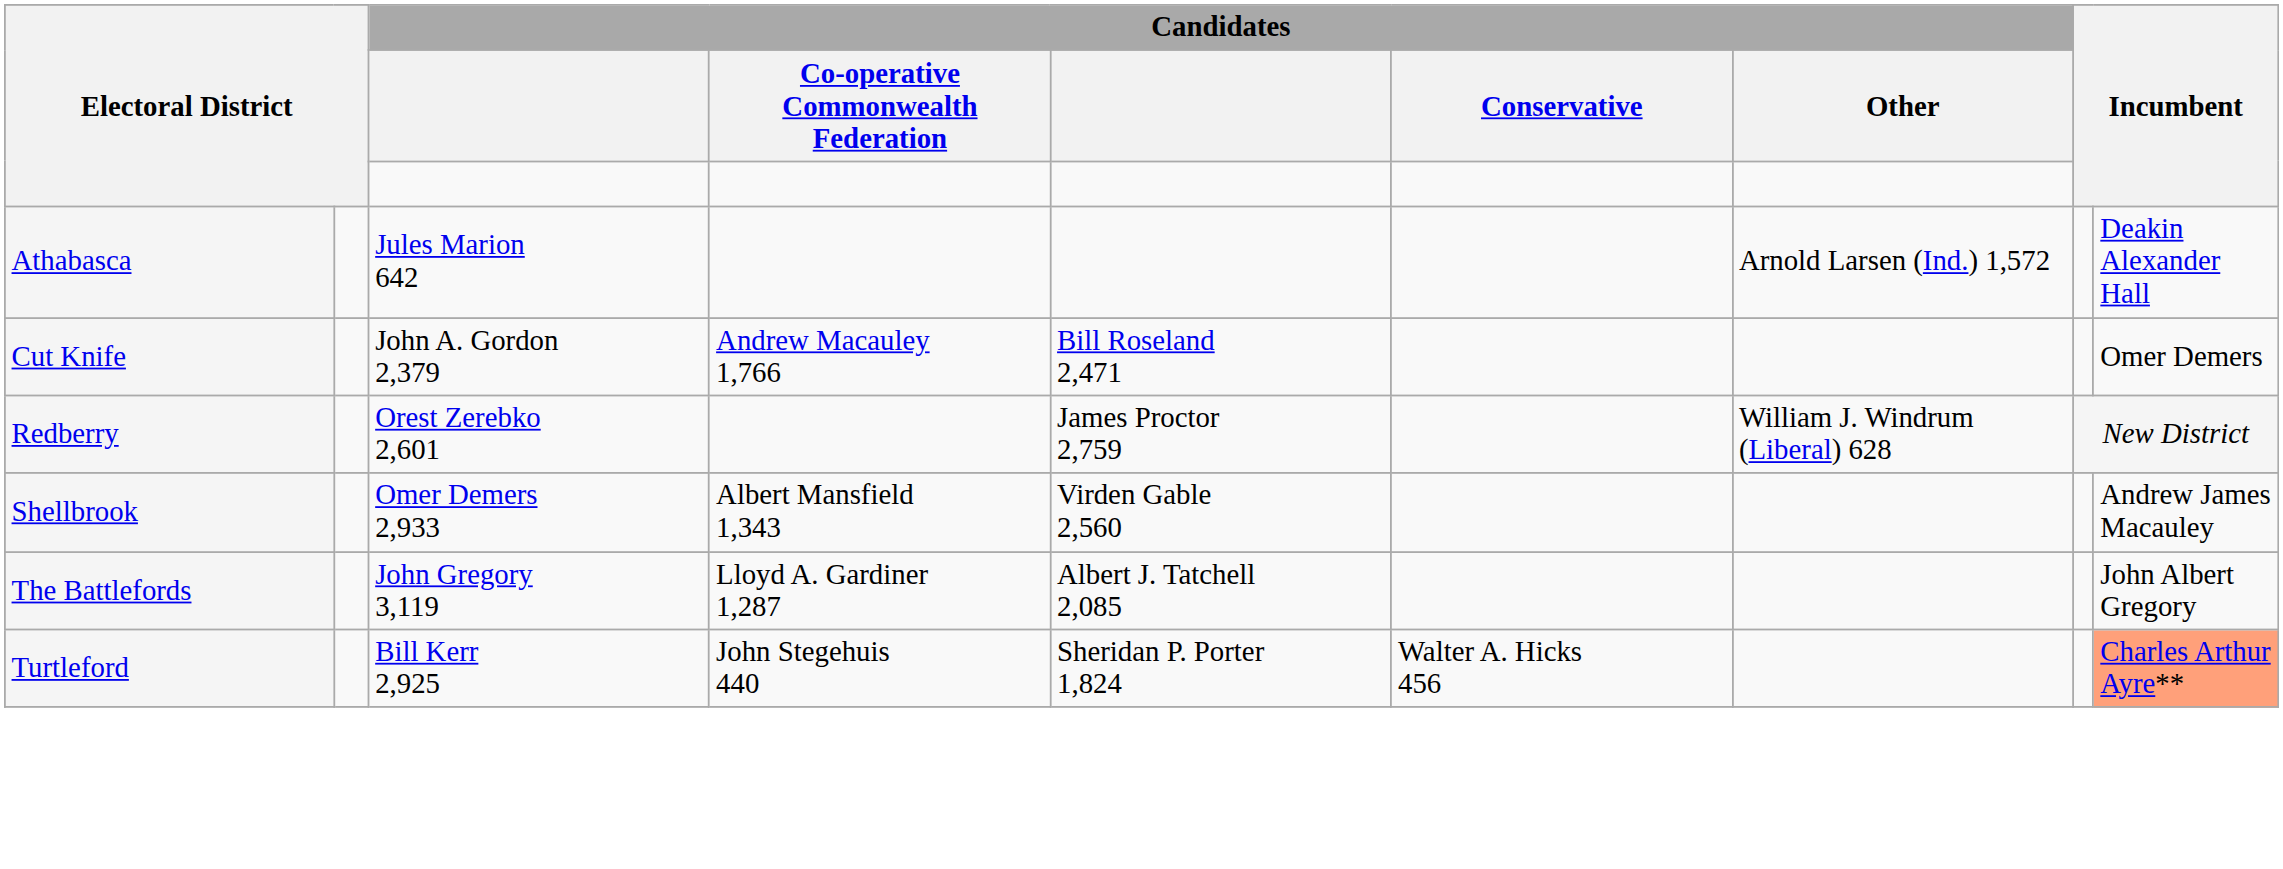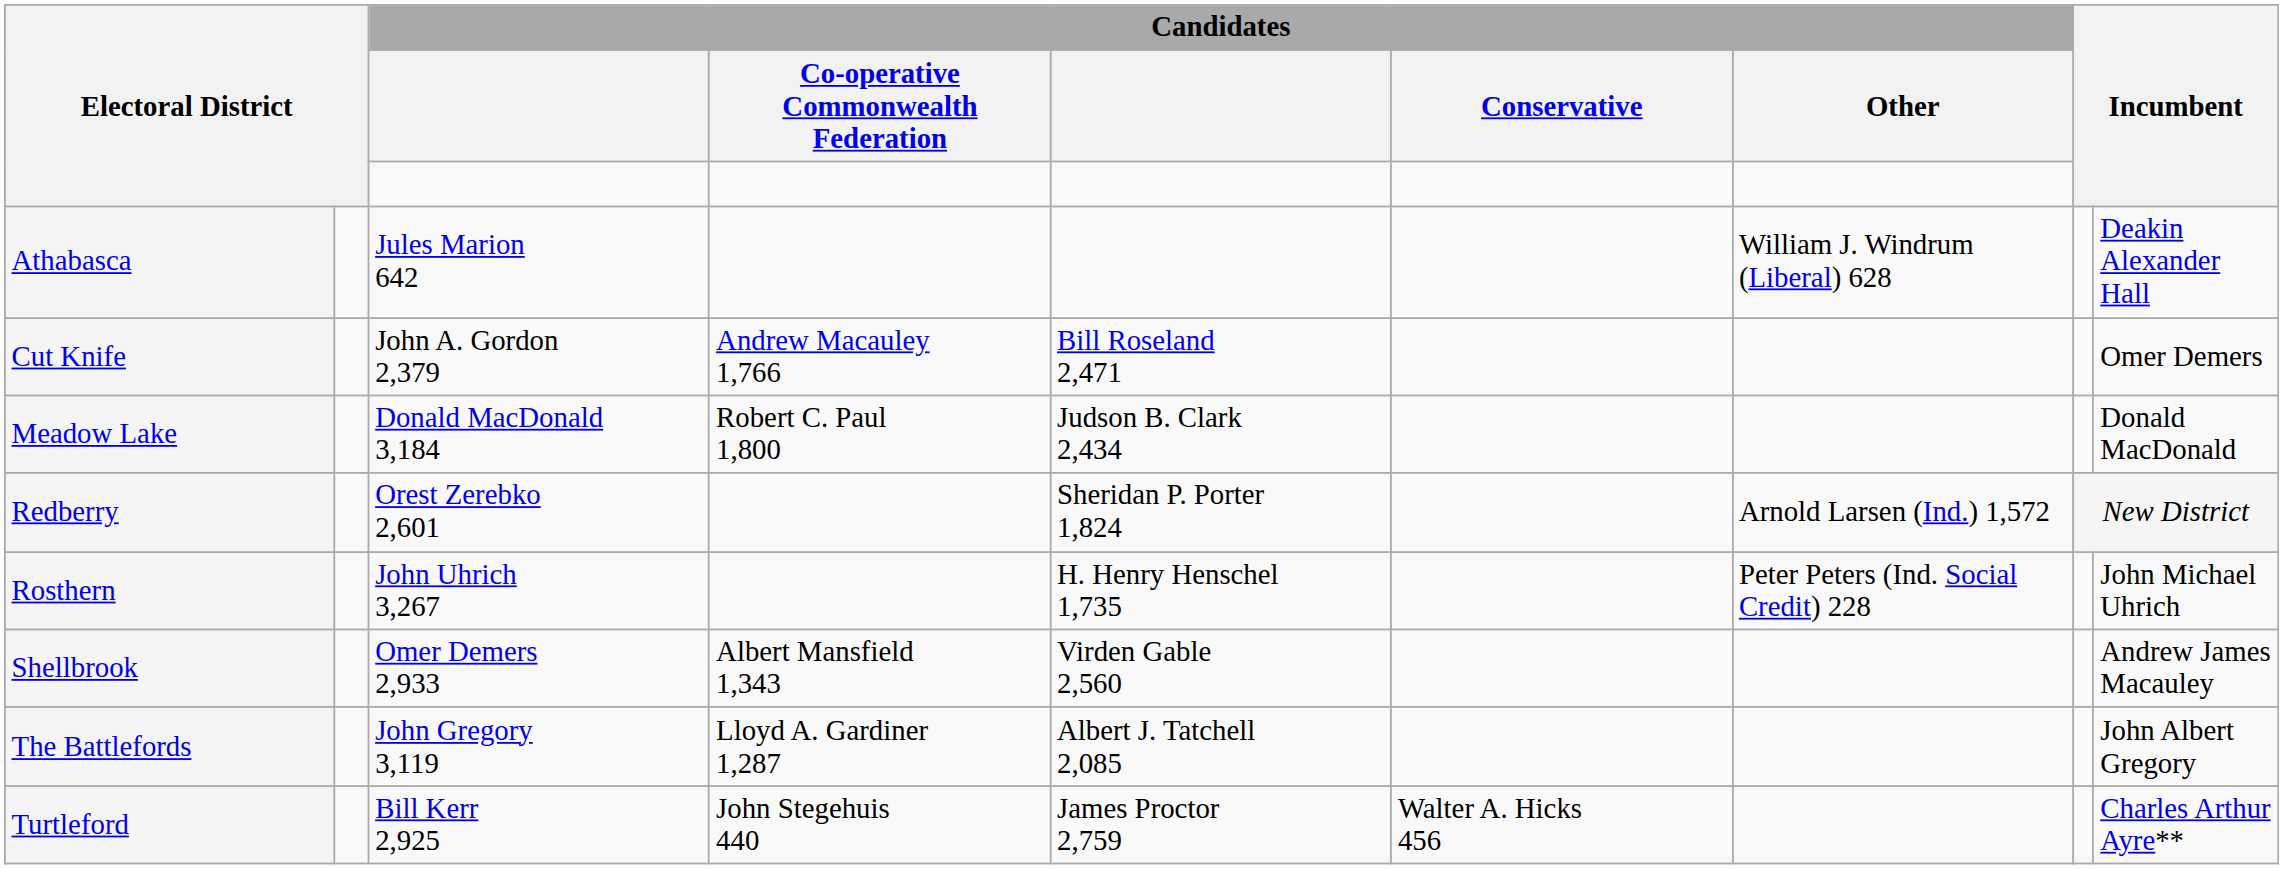(1894, 261) Arnold Larsen (Ind.) 1,572 -> (1856, 261) William J. Windrum (Liberal) 628
+ row: (94, 433)
(1138, 433) James Proctor 2,759 -> (1161, 511) Sheridan P. Porter 1,824
(1856, 433) William J. Windrum (Liberal) 628 -> (1894, 511) Arnold Larsen (Ind.) 1,572
+ row: (64, 590)
(1161, 668) Sheridan P. Porter 1,824 -> (1138, 824) James Proctor 2,759
(2186, 668) lightsalmon background -> (2185, 824) no background
